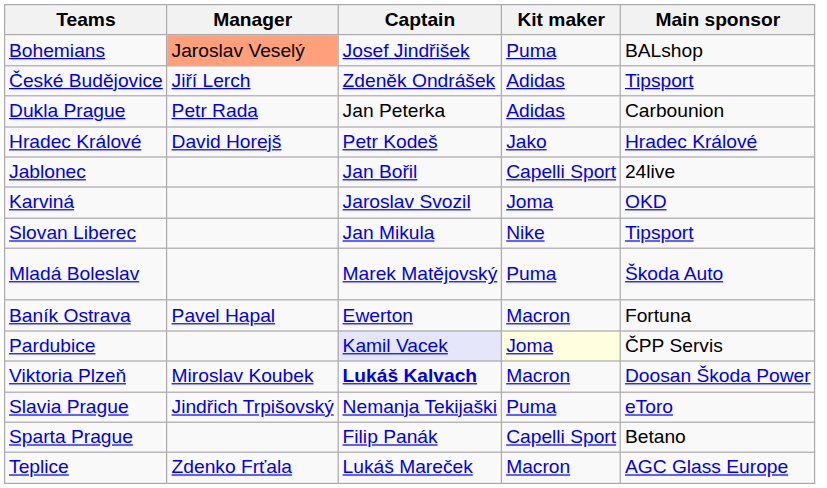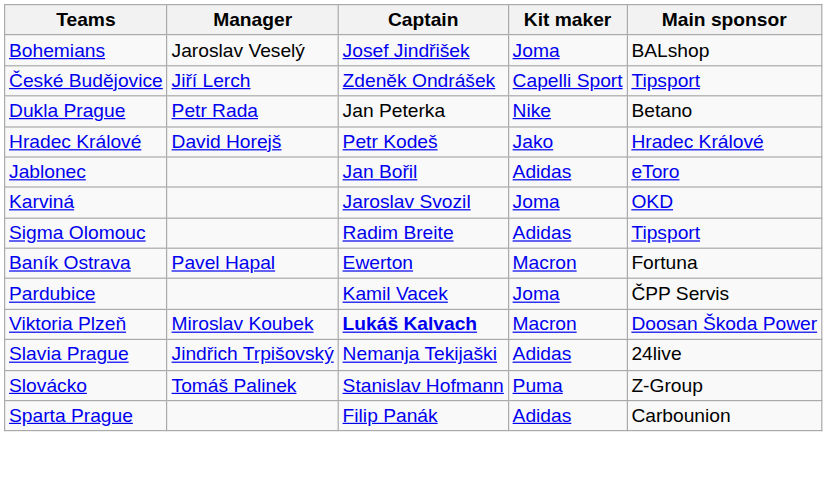(238, 50) lightsalmon background -> (238, 50) no background
(531, 50) Puma -> (536, 50) Joma
(536, 80) Adidas -> (568, 80) Capelli Sport
(536, 111) Adidas -> (532, 111) Nike
(675, 111) Carbounion -> (662, 111) Betano
(561, 171) Capelli Sport -> (542, 171) Adidas
(650, 171) 24live -> (655, 171) eToro
- row: (73, 232)
- row: (74, 274)
+ row: (77, 232)
(395, 345) lavender background -> (395, 293) no background
(530, 345) lightyellow background -> (536, 293) no background
(531, 406) Puma -> (542, 354) Adidas
(649, 406) eToro -> (656, 354) 24live
+ row: (48, 385)
(561, 437) Capelli Sport -> (542, 415) Adidas
(655, 437) Betano -> (681, 415) Carbounion
- row: (39, 467)
